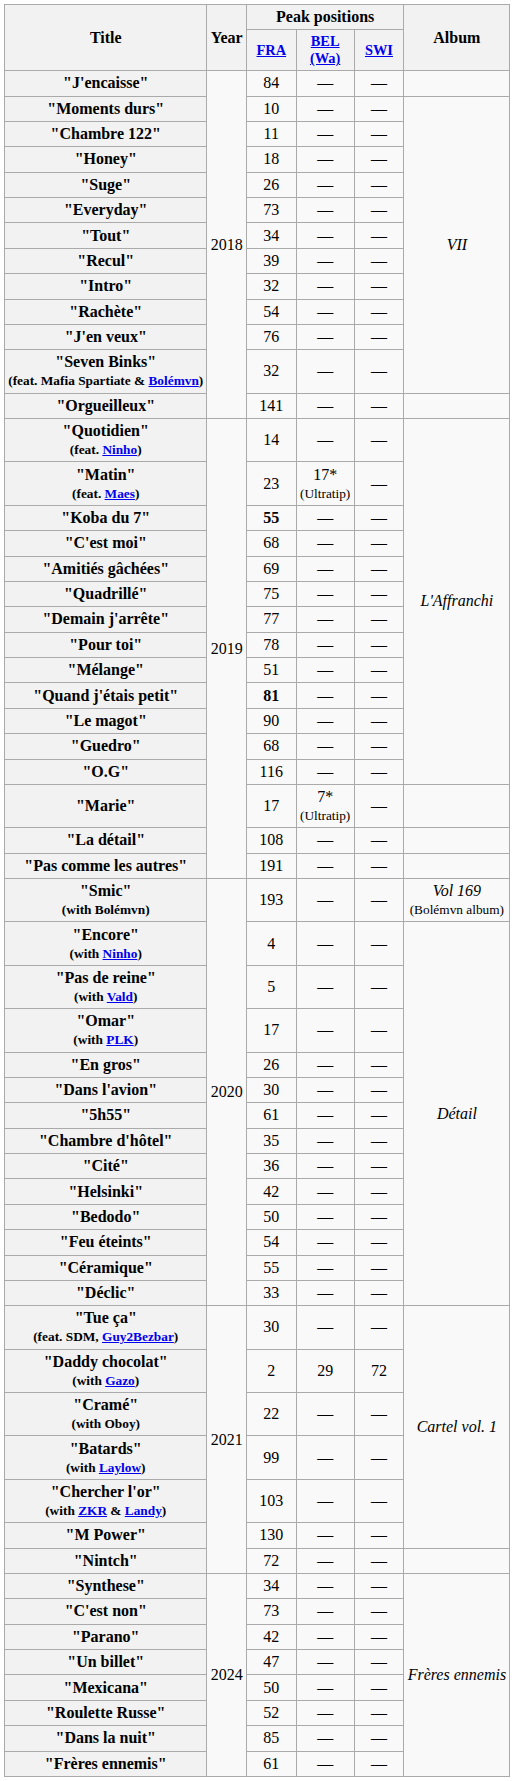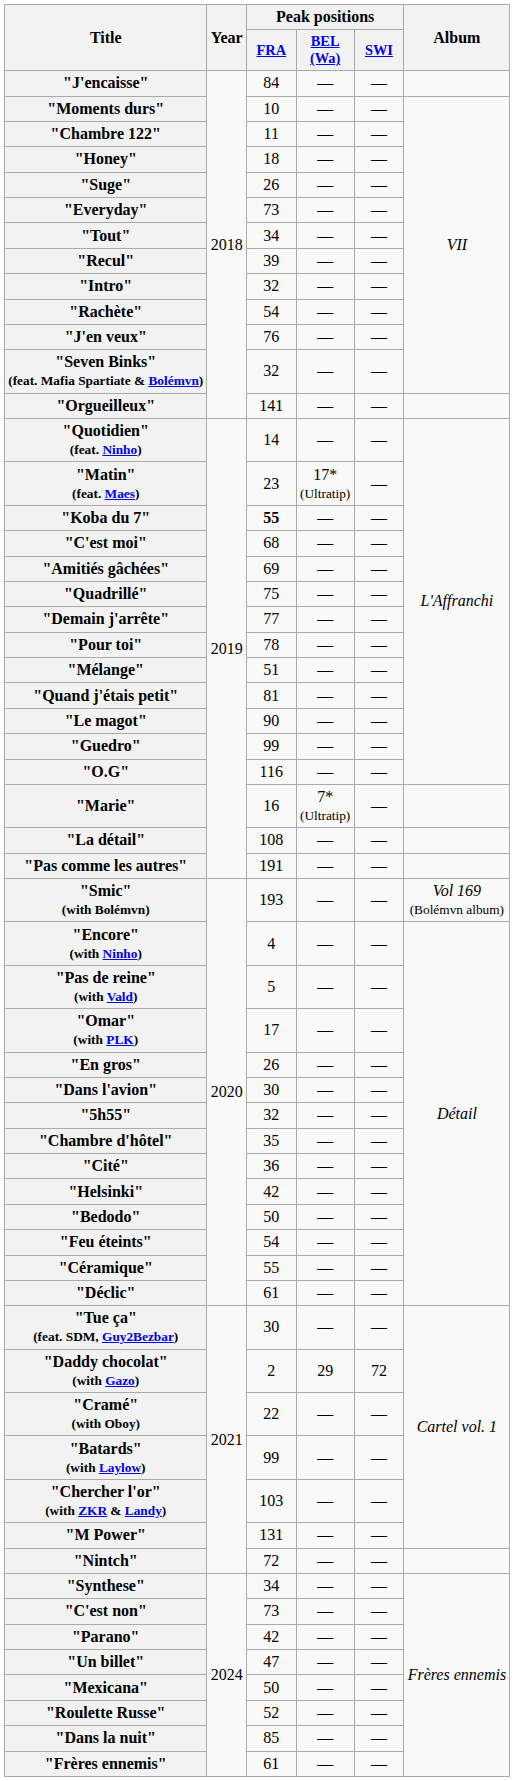(271, 695) bold -> (271, 695) normal
(271, 746) 68 -> (271, 746) 99
(271, 806) 17 -> (271, 806) 16
(271, 1115) 61 -> (271, 1115) 32
(271, 1293) 33 -> (271, 1293) 61
(271, 1535) 130 -> (271, 1535) 131
